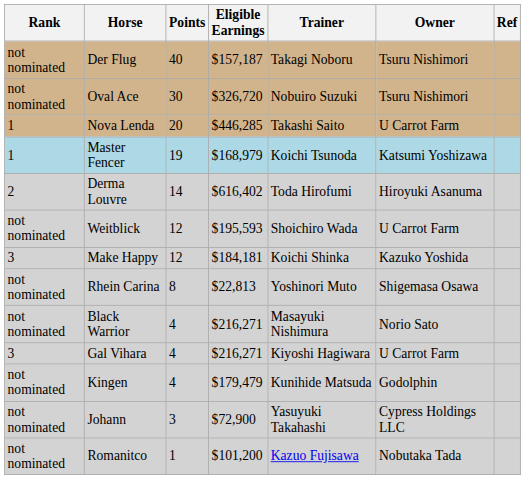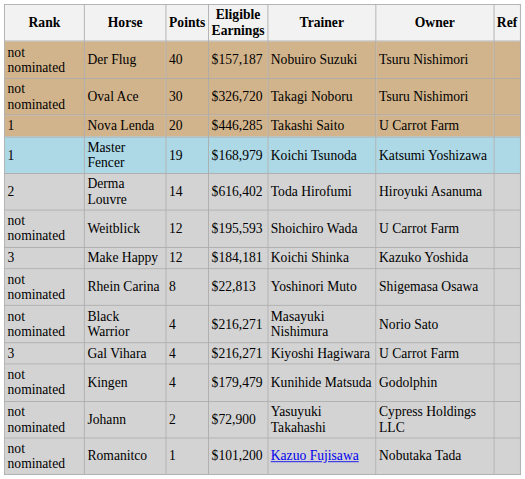(312, 59) Takagi Noboru -> (314, 59) Nobuiro Suzuki
(314, 96) Nobuiro Suzuki -> (312, 96) Takagi Noboru
(172, 419) 3 -> (172, 419) 2
